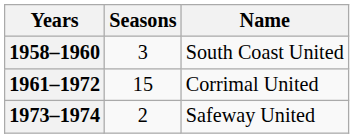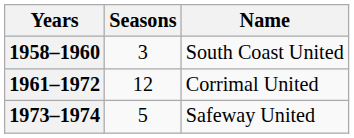(143, 84) 15 -> (143, 84) 12
(143, 116) 2 -> (143, 116) 5
